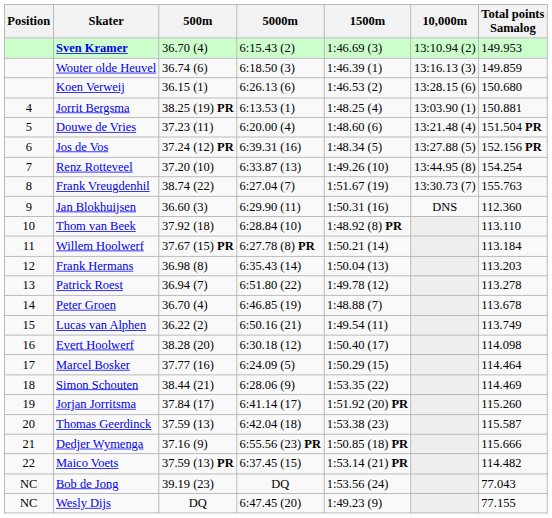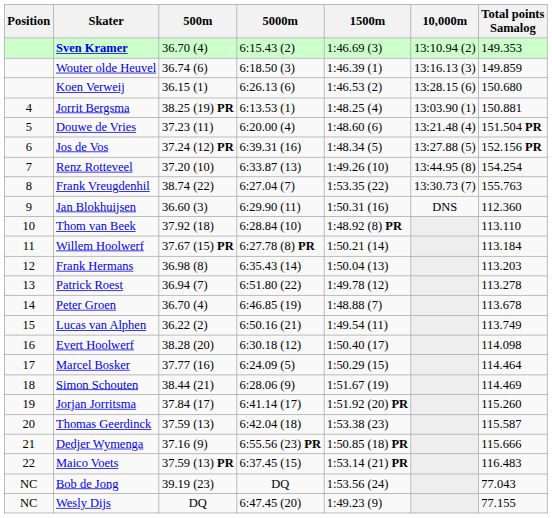(502, 48) 149.953 -> (502, 48) 149.353
(358, 186) 1:51.67 (19) -> (358, 186) 1:53.35 (22)
(358, 384) 1:53.35 (22) -> (358, 384) 1:51.67 (19)
(501, 463) 114.482 -> (501, 463) 116.483
